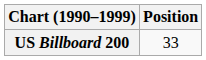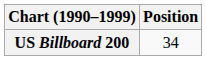(171, 42) 33 -> (171, 42) 34
